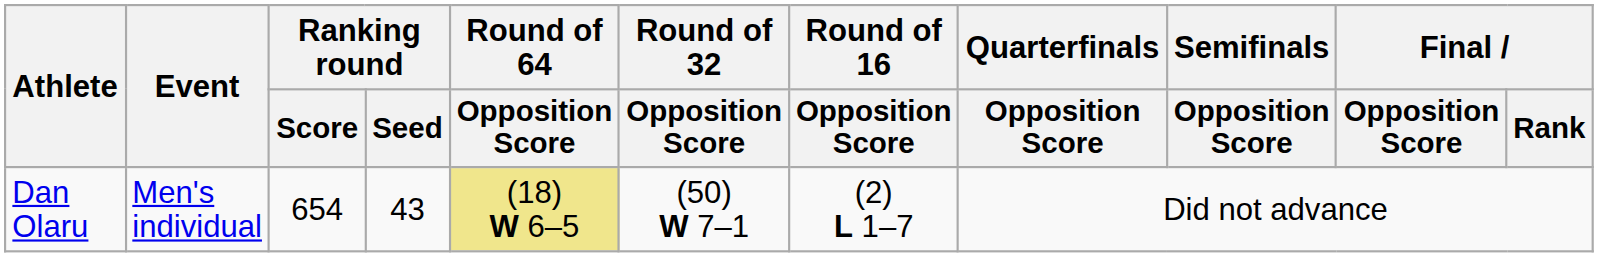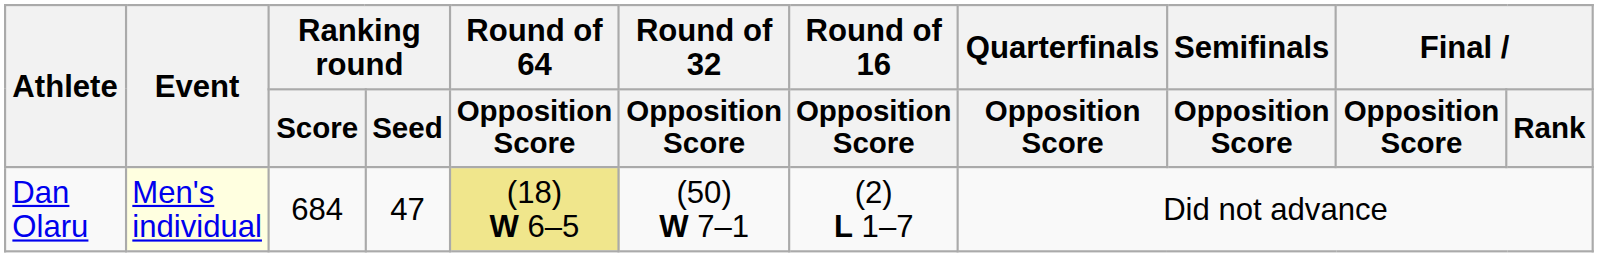(197, 210) no background -> (197, 210) lightyellow background
(317, 210) 654 -> (317, 210) 684
(407, 210) 43 -> (407, 210) 47
